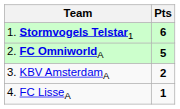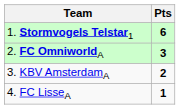(163, 53) 5 -> (163, 53) 3
